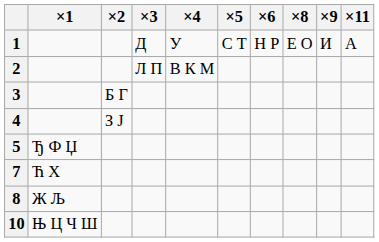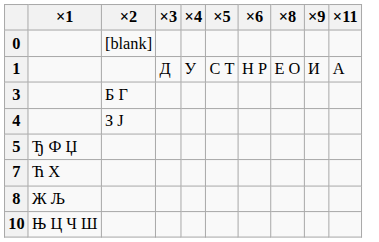+ row: (16, 43)
- row: (16, 69)
